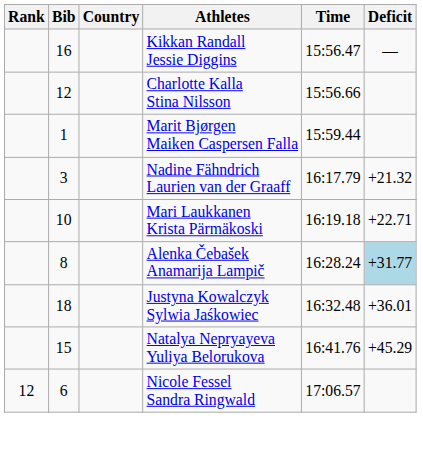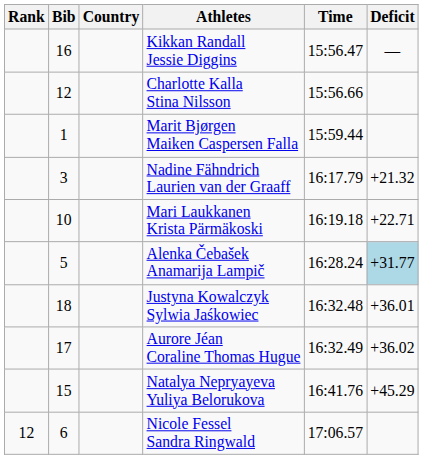(64, 263) 8 -> (64, 263) 5
+ row: (223, 348)
